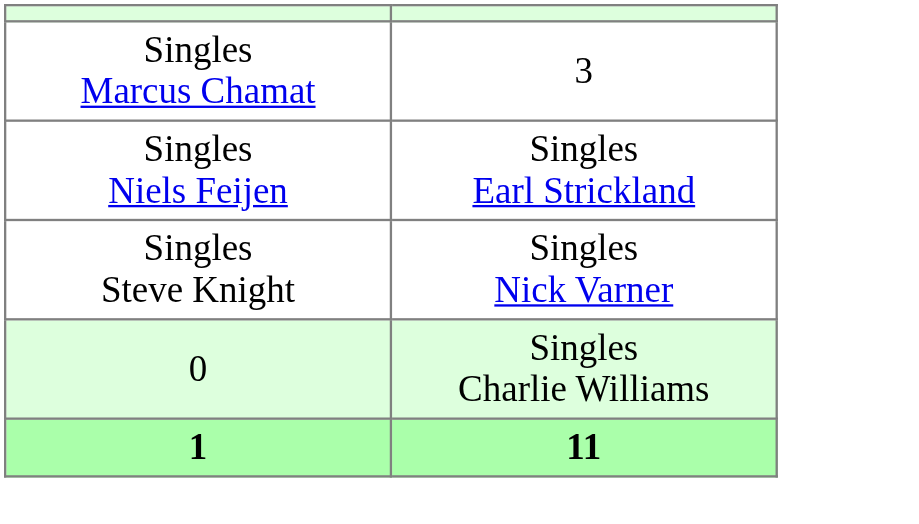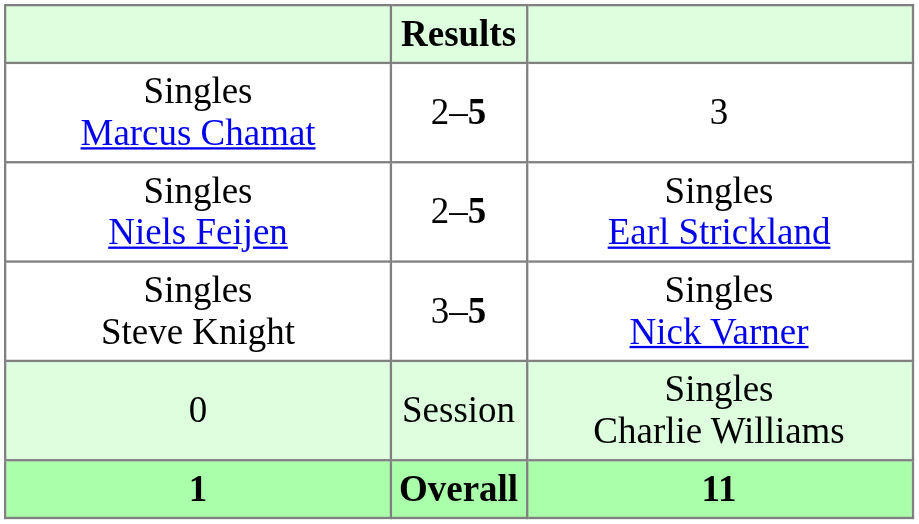+ column: (459, 33)
